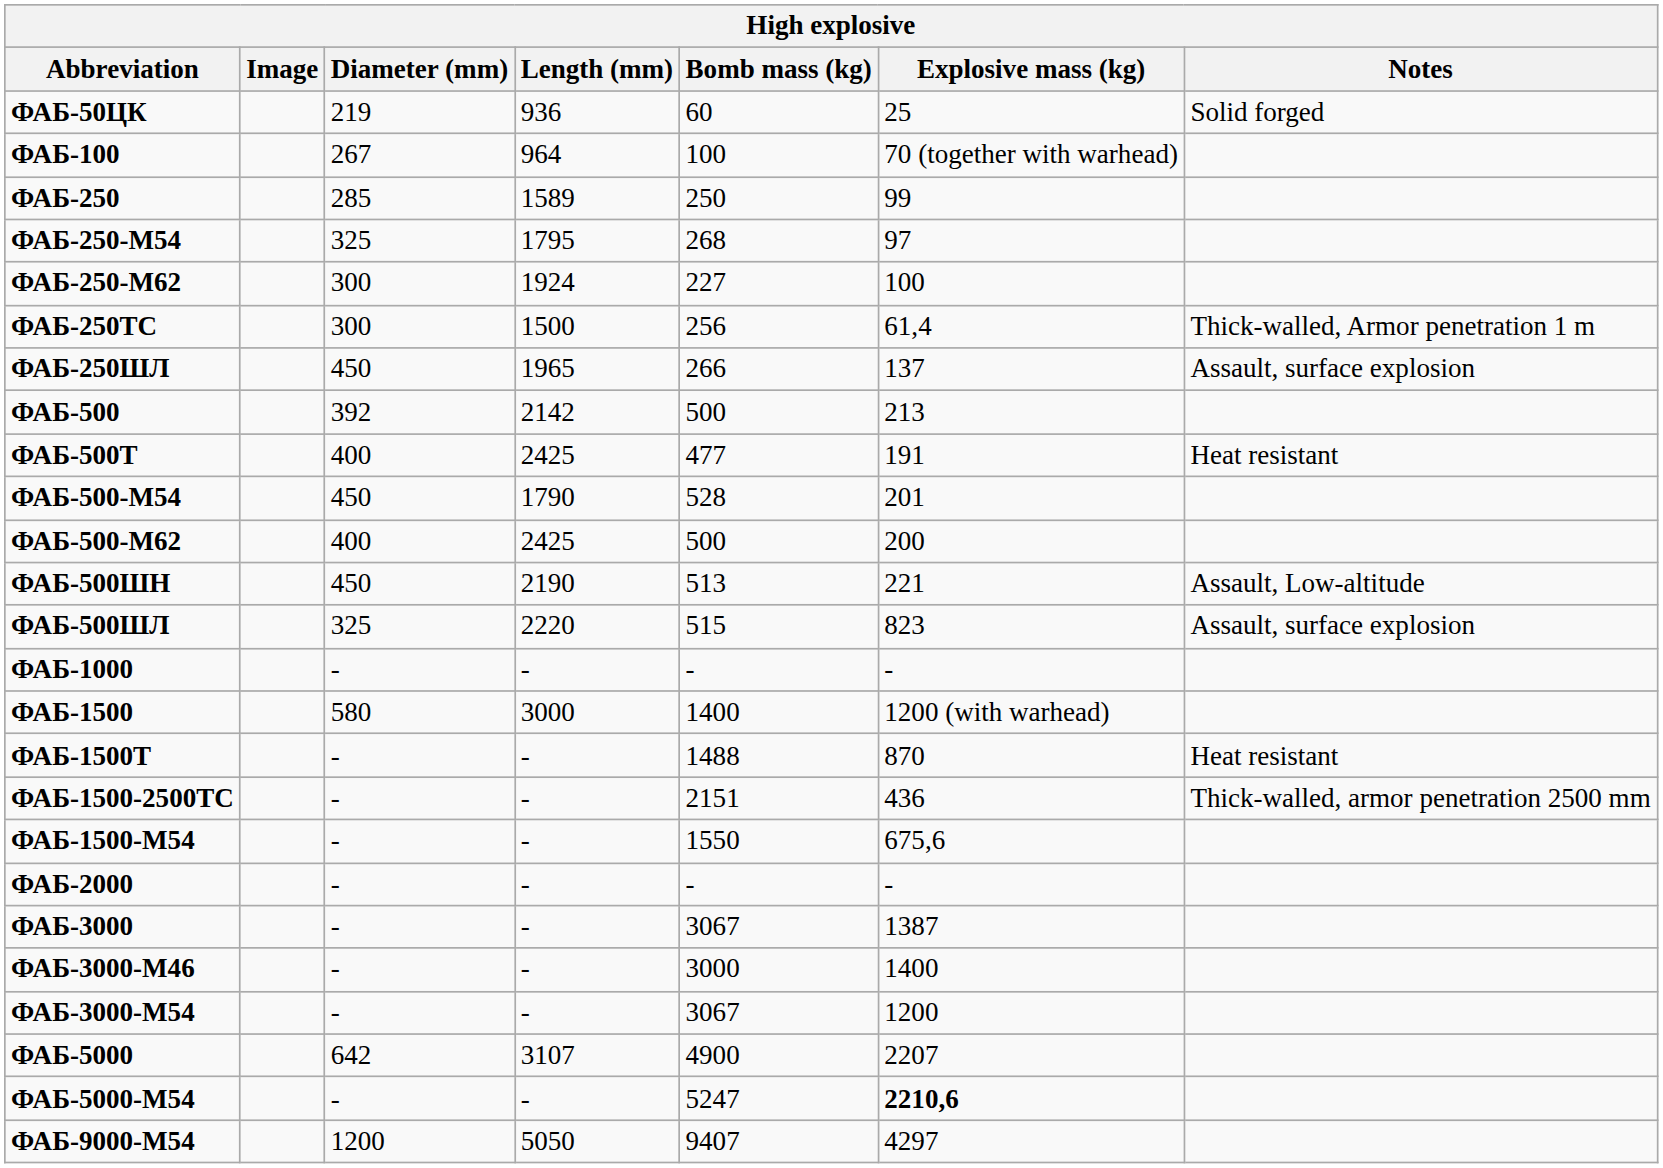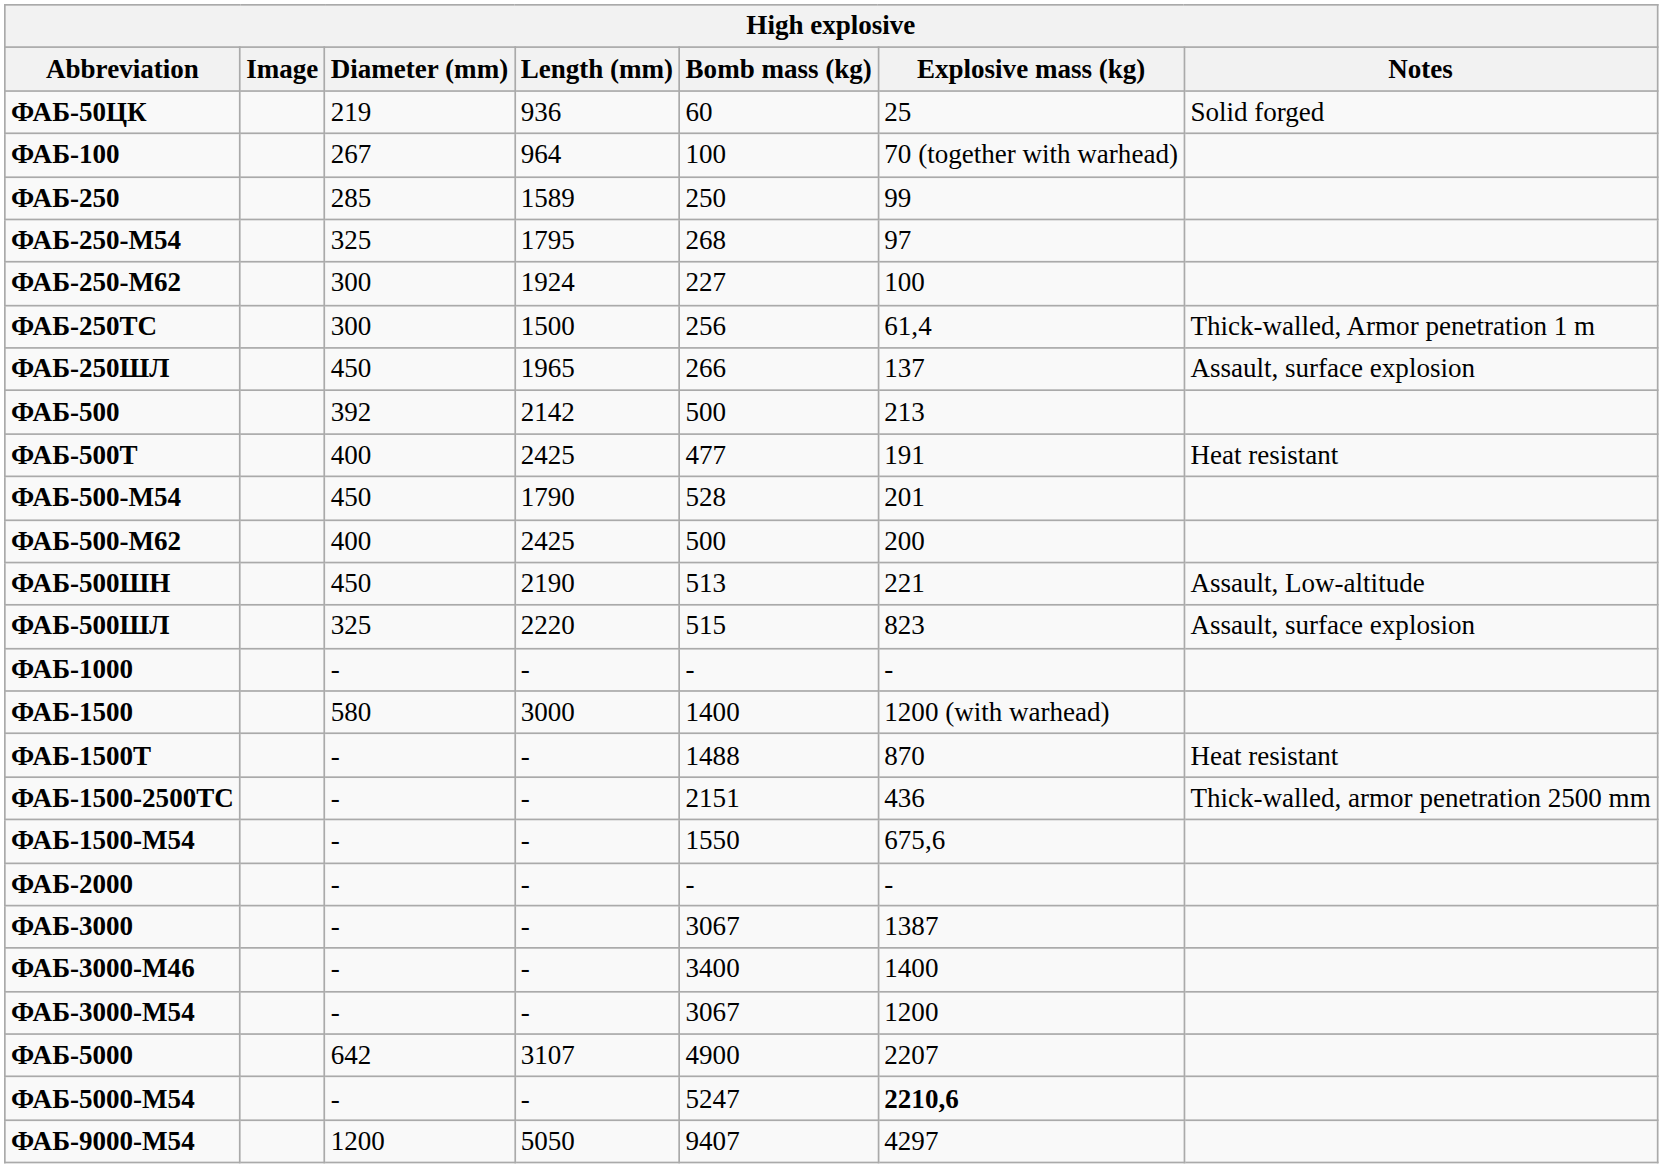(713, 969) 3000 -> (713, 969) 3400
